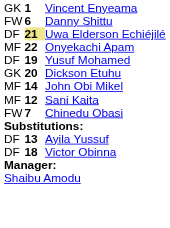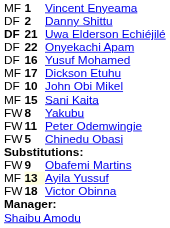(13, 8) GK -> (13, 8) MF
(13, 21) FW -> (12, 21) DF
(28, 21) 6 -> (28, 21) 2
(12, 34) normal -> (12, 34) bold
(31, 34) khaki background -> (31, 34) no background
(13, 47) MF -> (12, 47) DF
(31, 60) 19 -> (31, 60) 16
(13, 73) GK -> (13, 73) MF
(31, 73) 20 -> (31, 73) 17
(13, 86) MF -> (12, 86) DF
(31, 86) 14 -> (31, 86) 10
(31, 99) 12 -> (31, 99) 15
+ row: (65, 113)
+ row: (94, 126)
(28, 113) 7 -> (28, 139) 5
+ row: (88, 165)
(12, 139) DF -> (13, 178) MF
(31, 139) no background -> (31, 178) lightyellow background
(12, 152) DF -> (13, 191) FW
